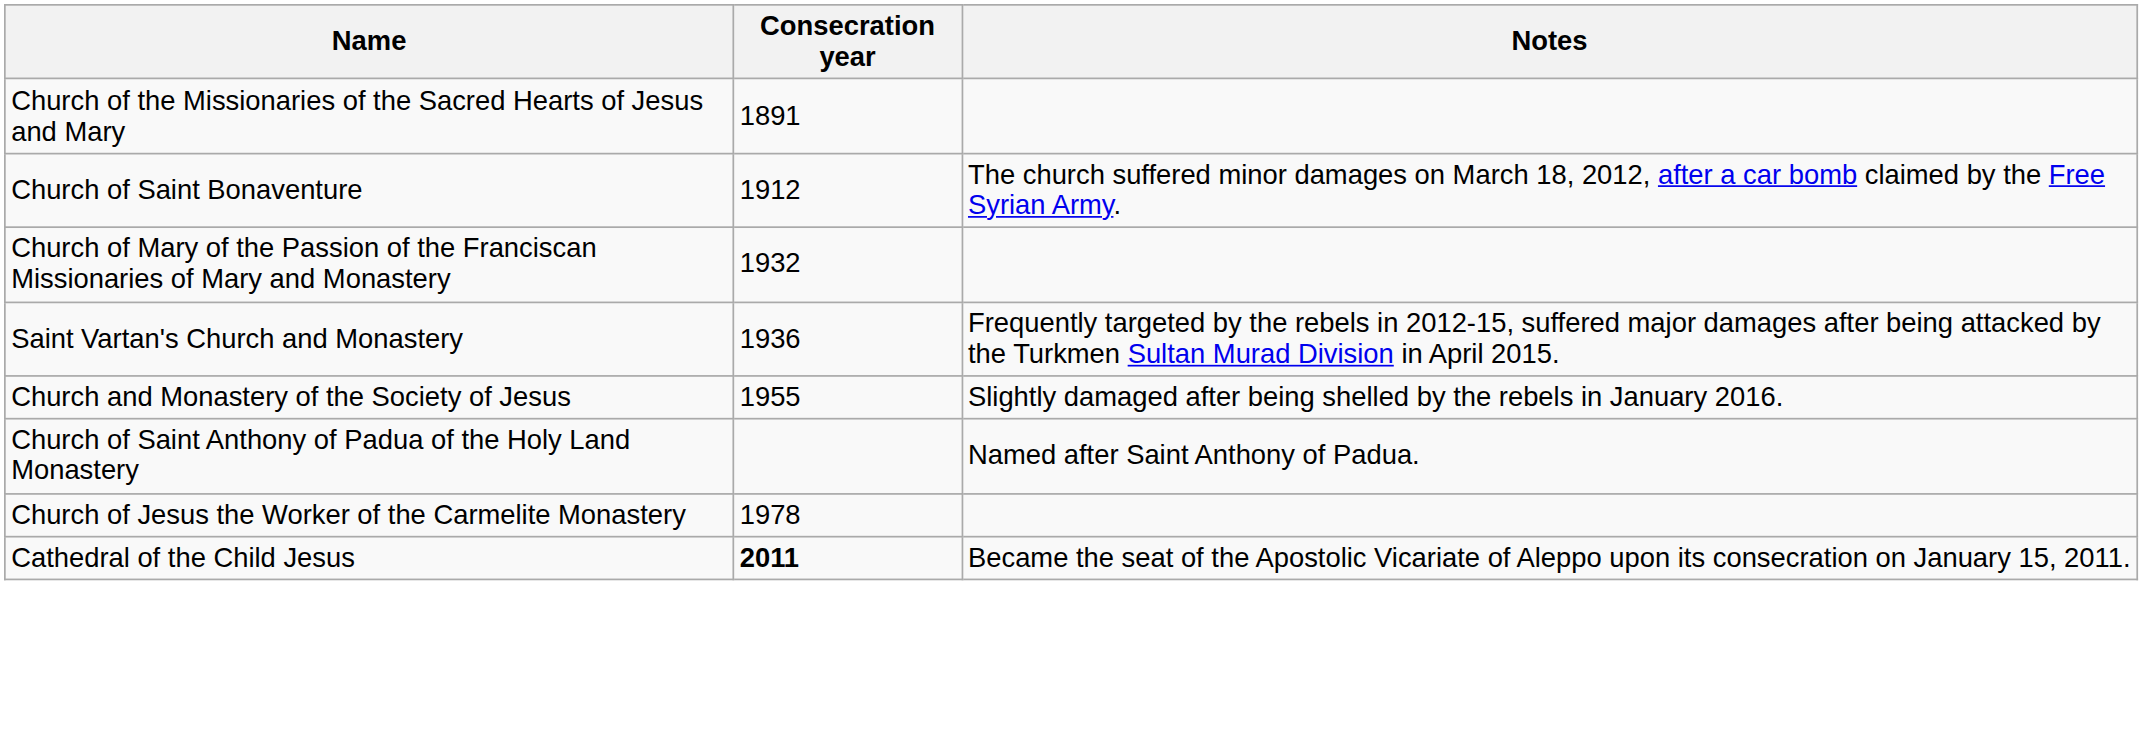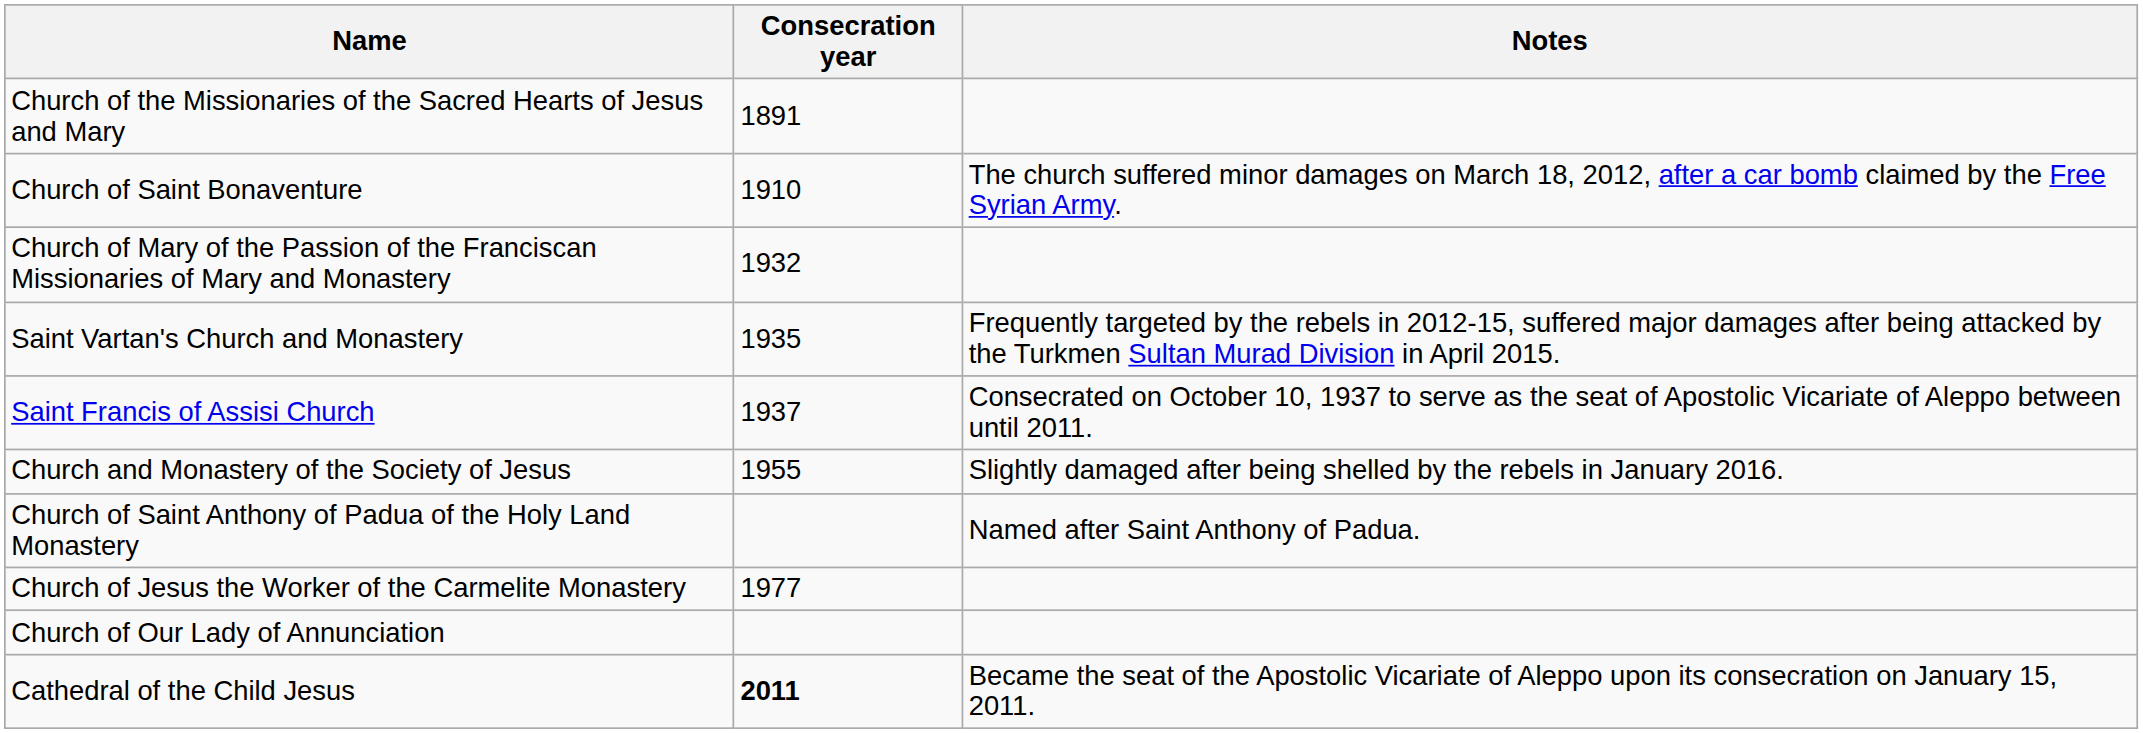(770, 189) 1912 -> (771, 189) 1910
(770, 338) 1936 -> (771, 338) 1935
+ row: (193, 412)
(770, 514) 1978 -> (771, 588) 1977
+ row: (228, 632)
